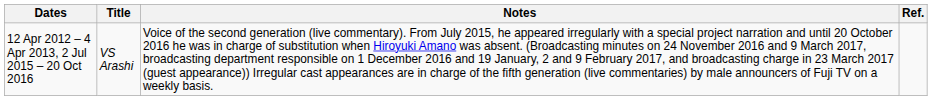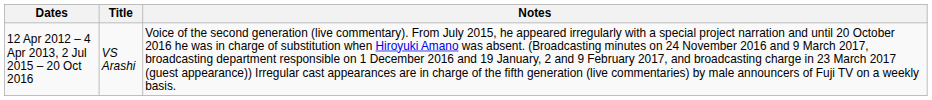- column: (913, 13)
